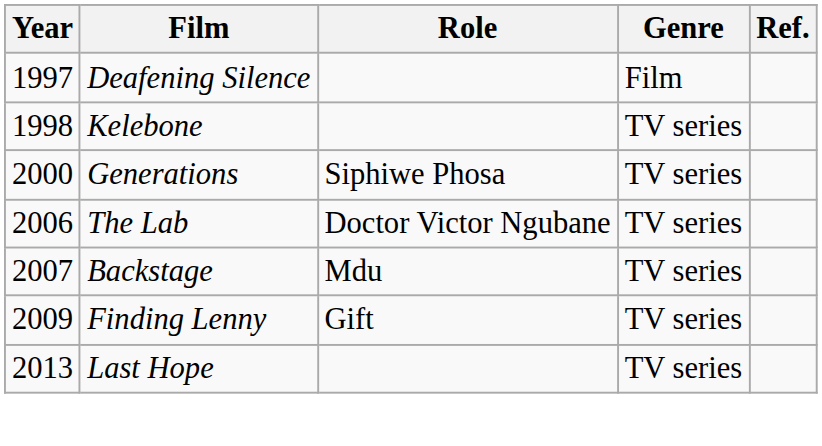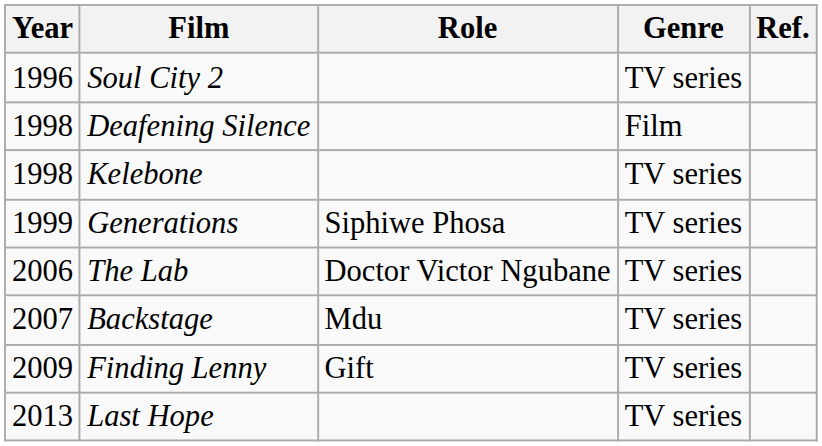+ row: (155, 77)
(43, 77) 1997 -> (43, 125) 1998
(43, 174) 2000 -> (43, 222) 1999
